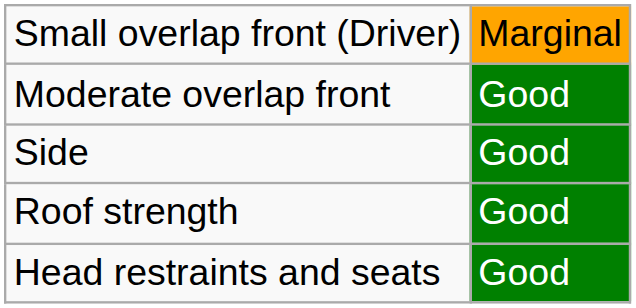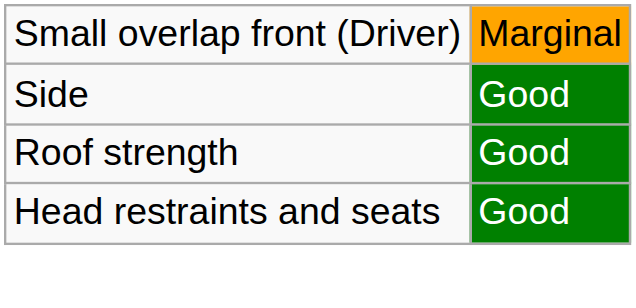- row: (202, 93)
